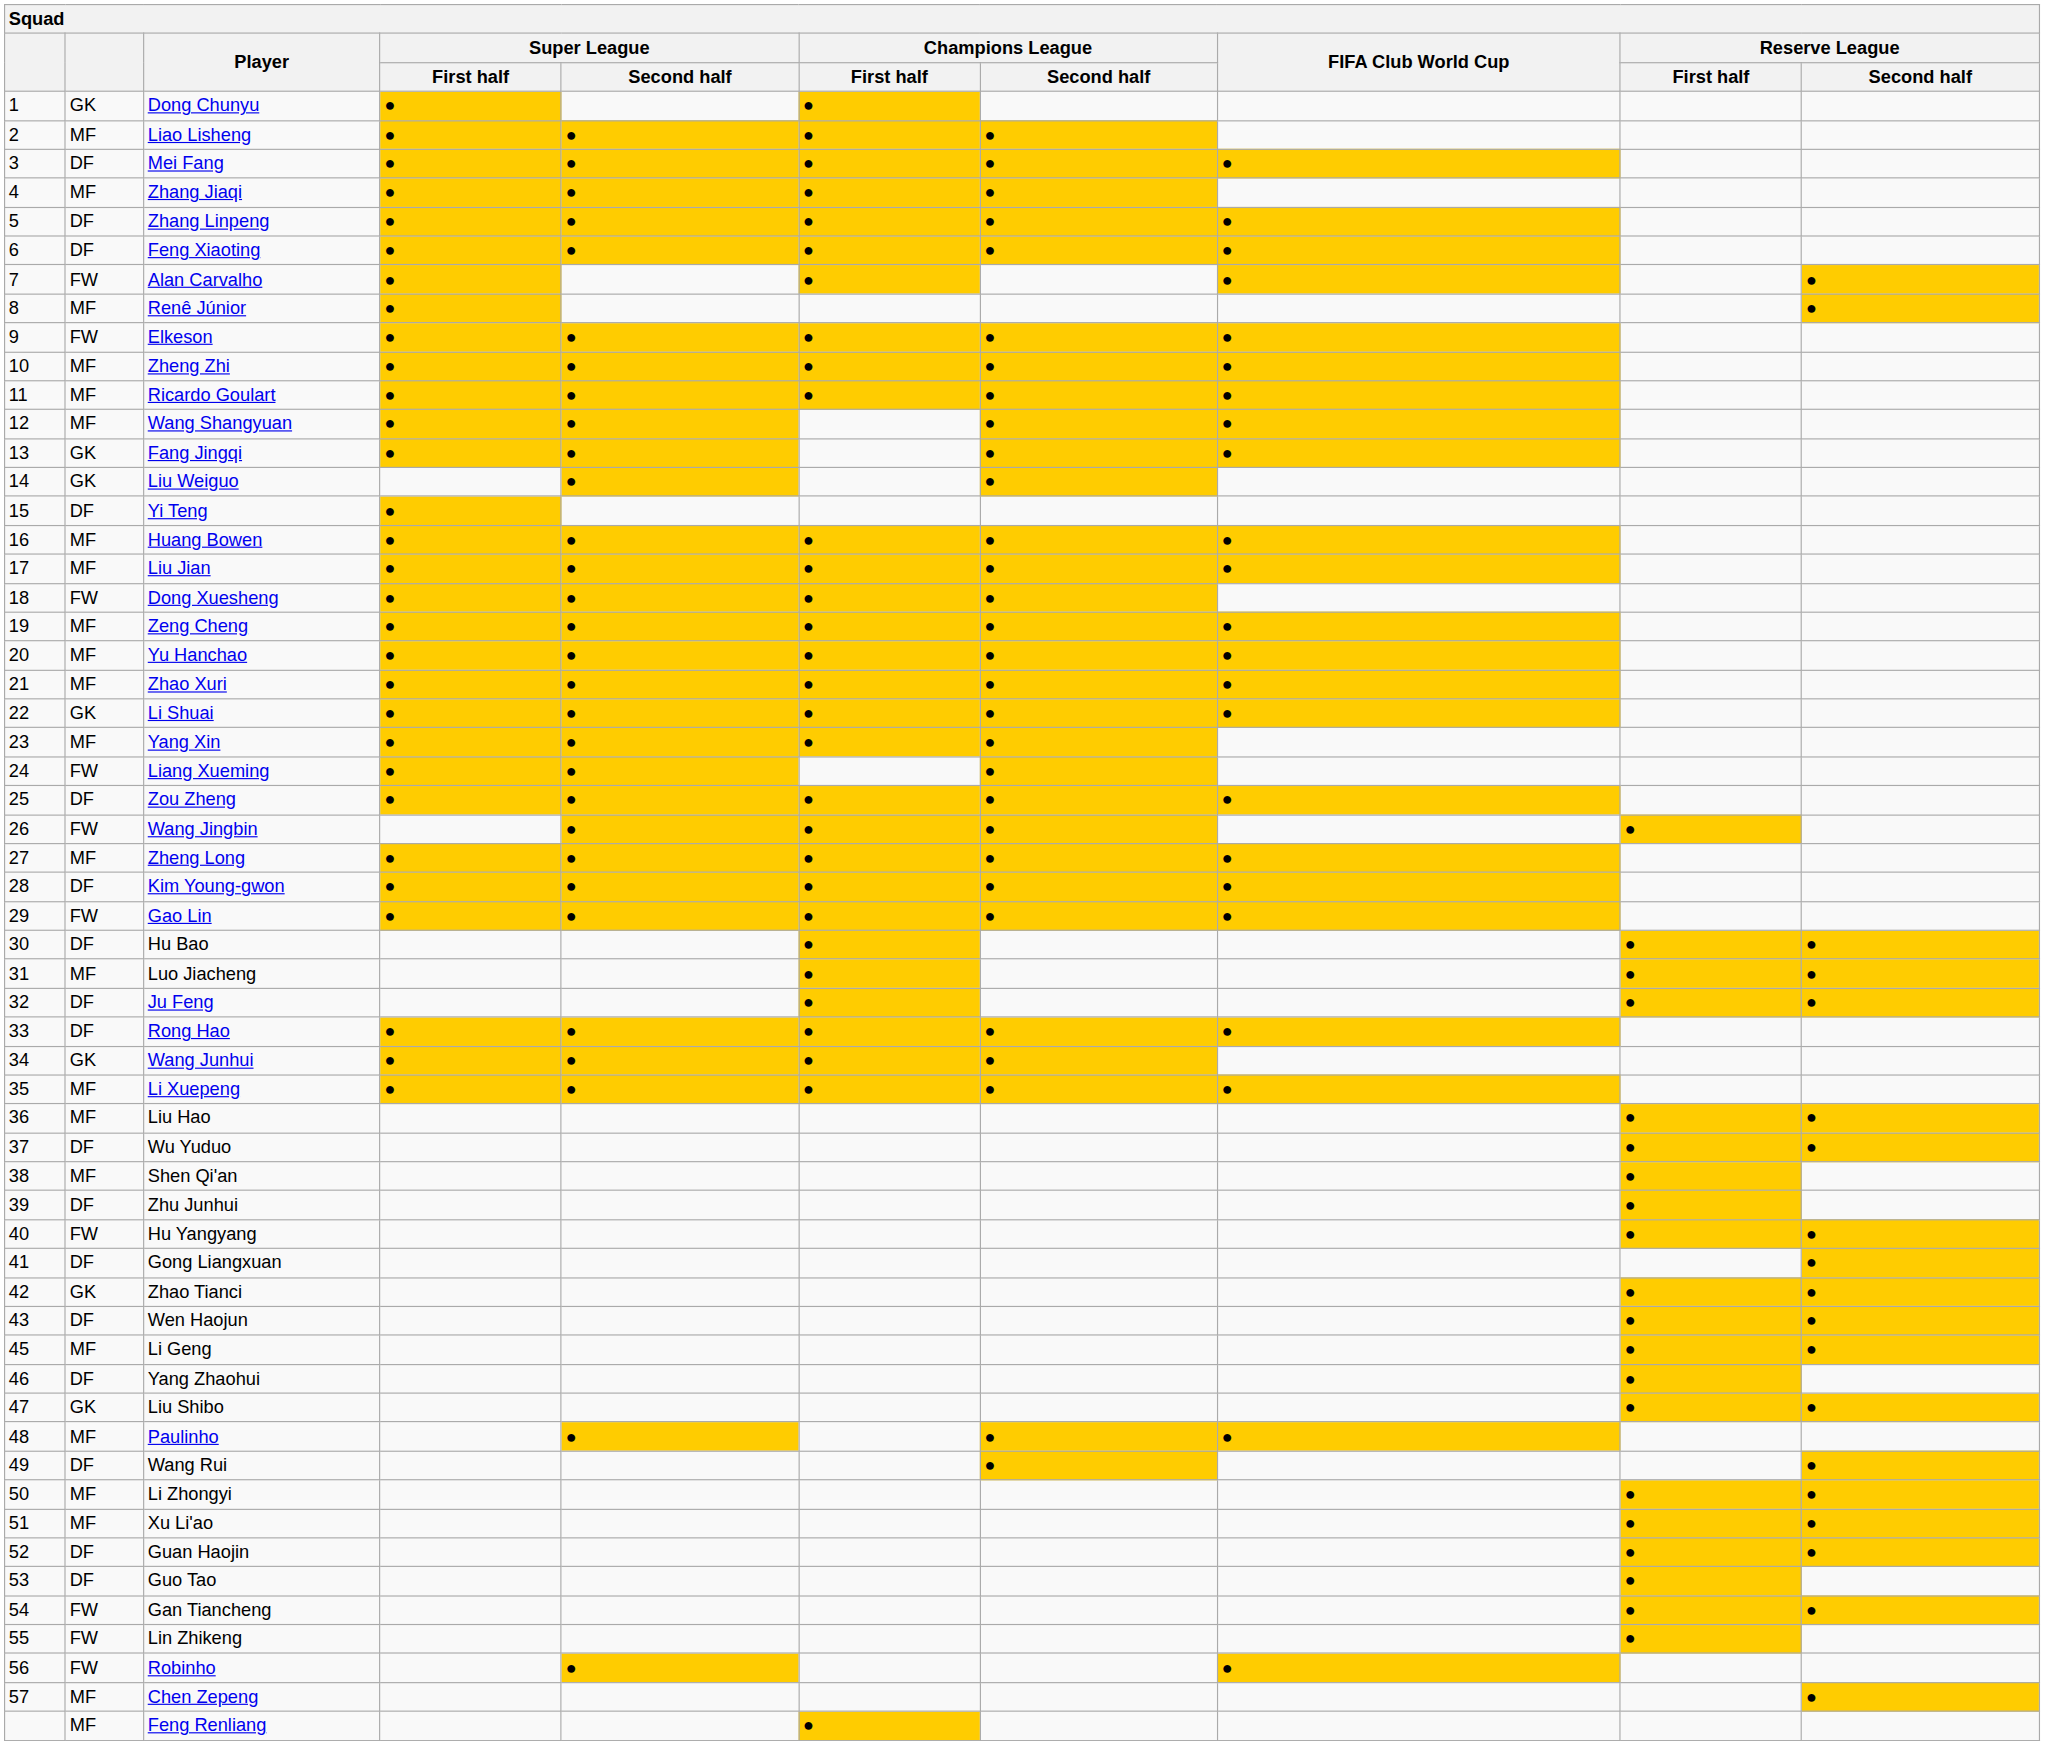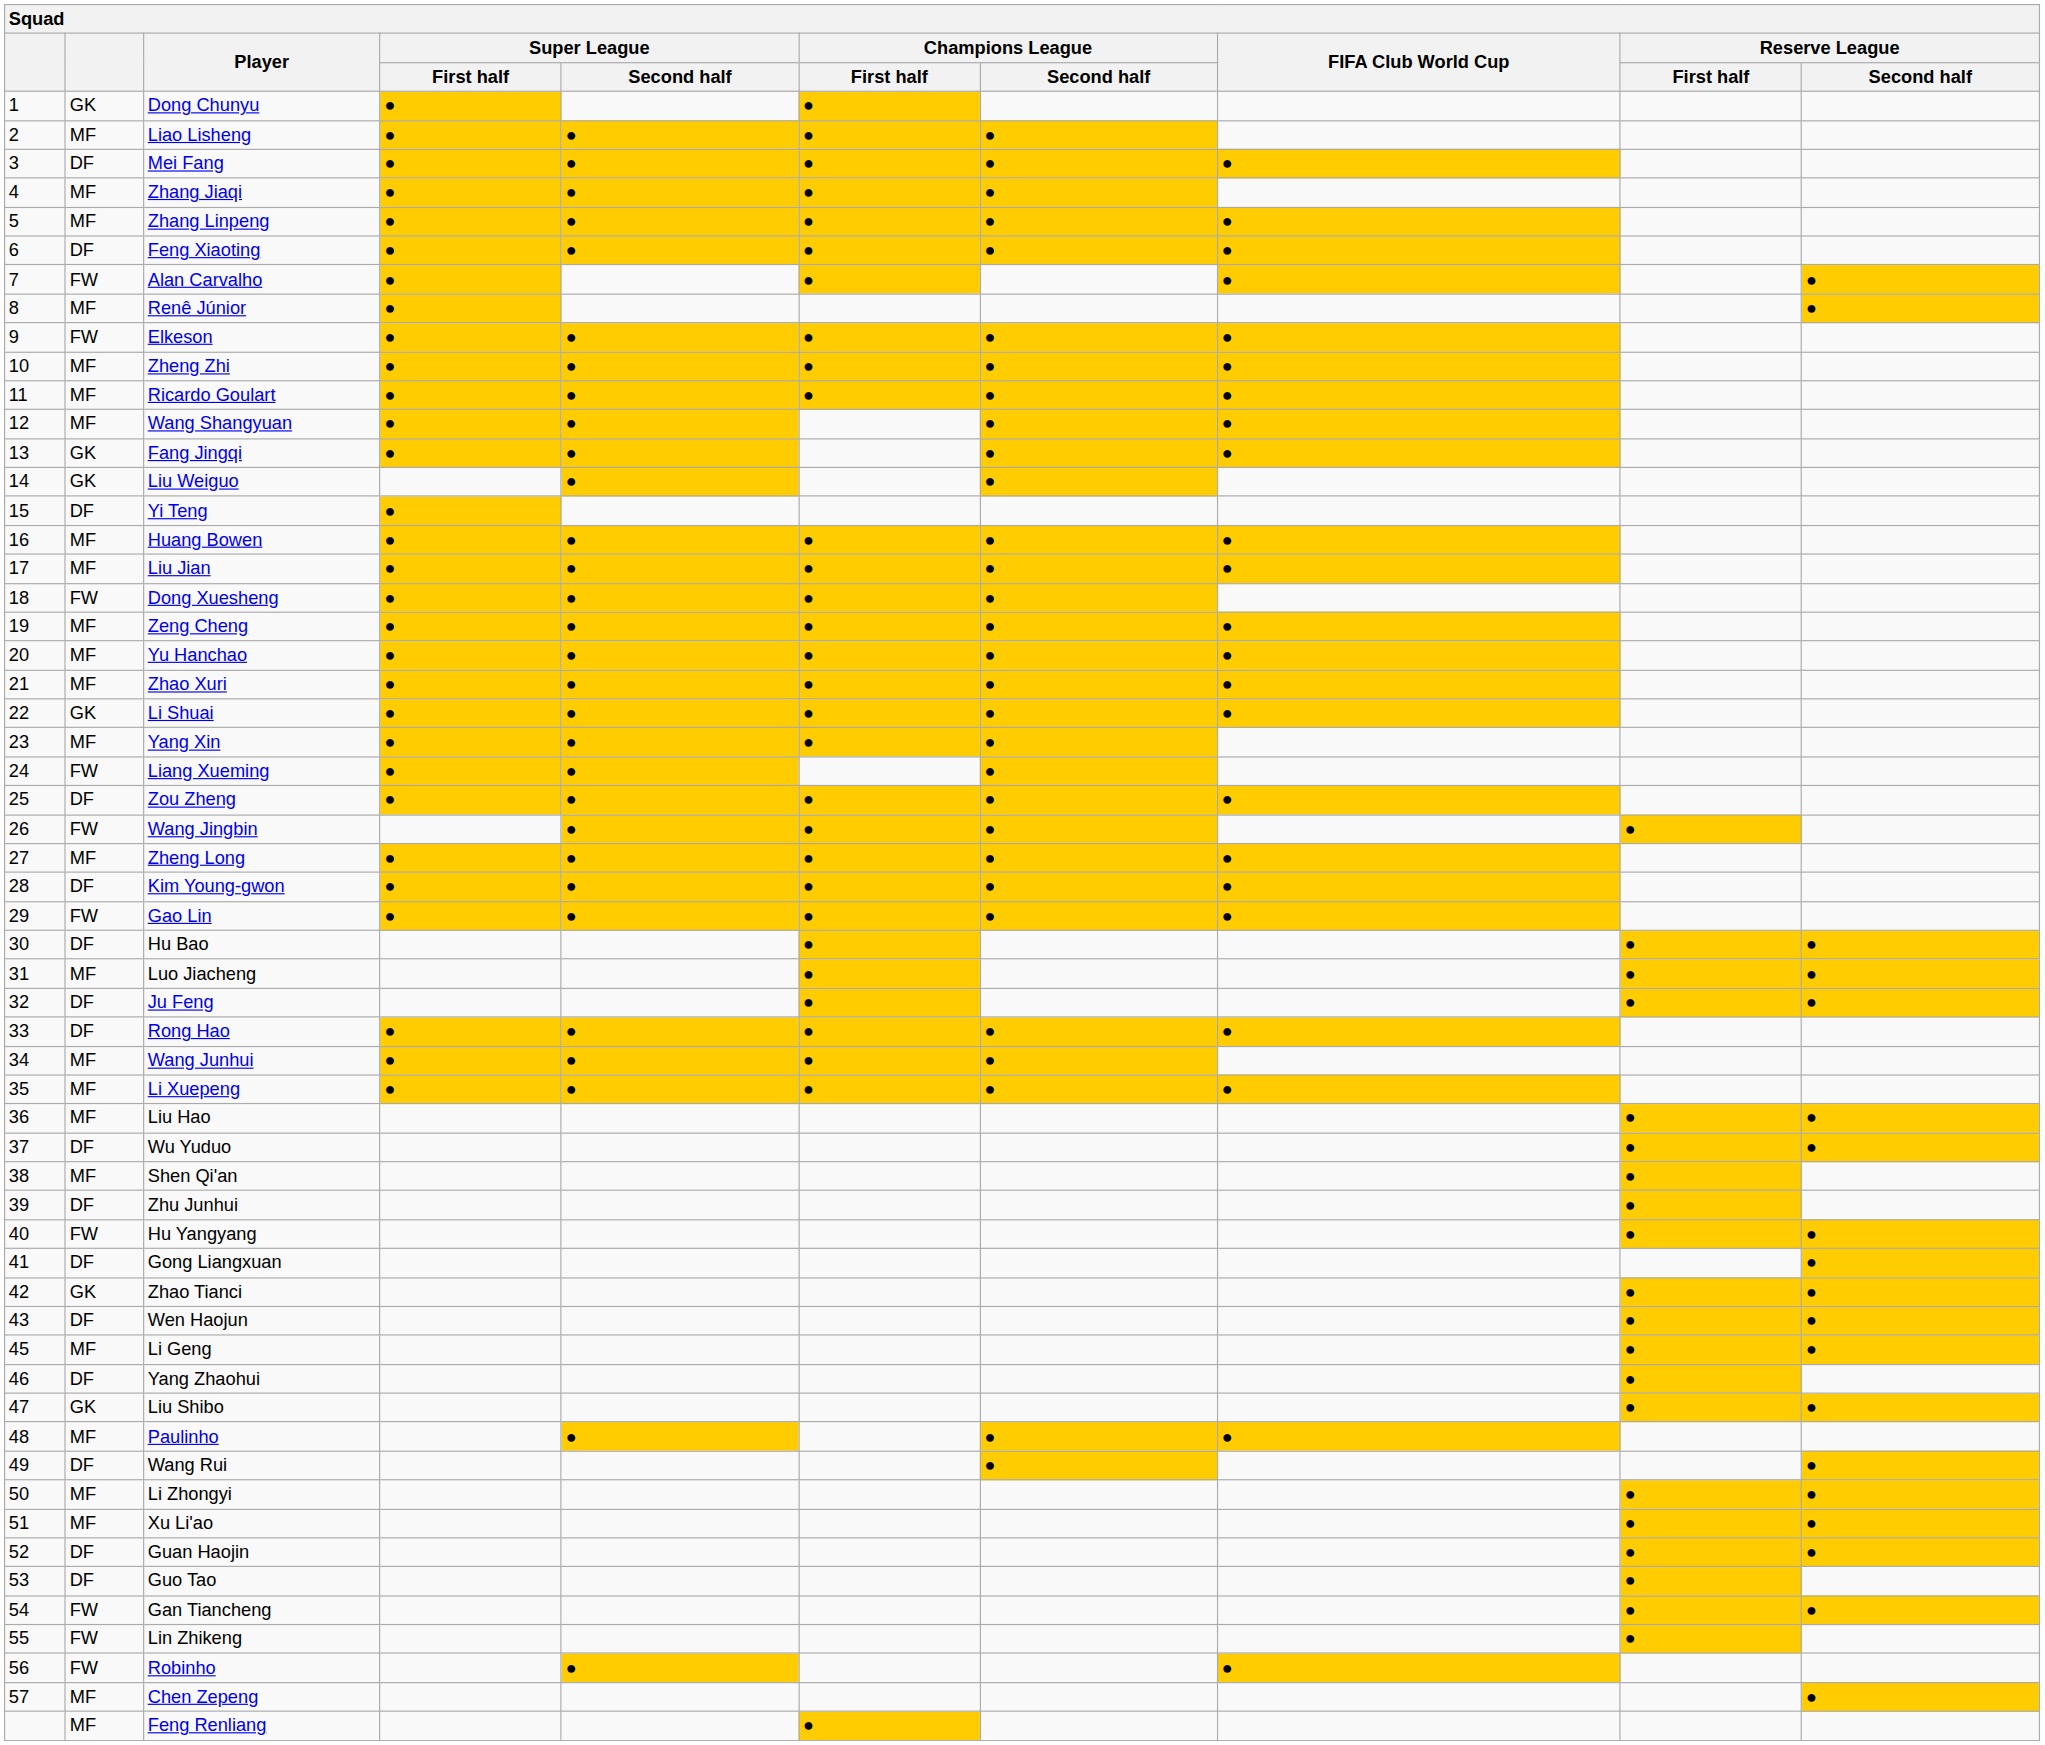(82, 221) DF -> (83, 221) MF
(83, 1060) GK -> (83, 1060) MF
